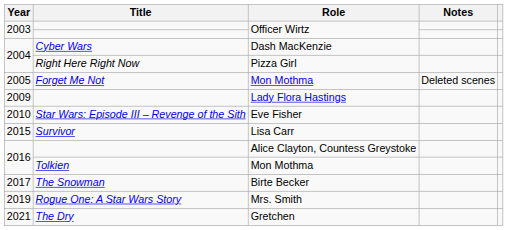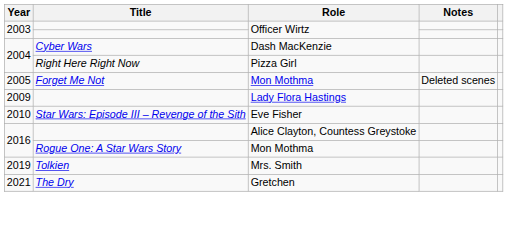- row: (19, 132)
(52, 166) Tolkien -> (108, 149) Rogue One: A Star Wars Story
- row: (19, 183)
(108, 200) Rogue One: A Star Wars Story -> (52, 166) Tolkien
